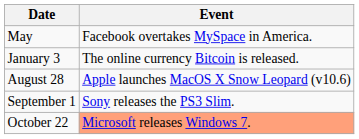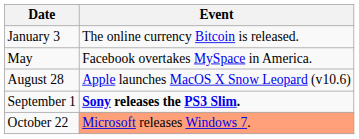rows swapped: (34, 58) <-> (20, 36)
(158, 101) normal -> (161, 101) bold
